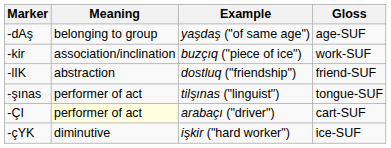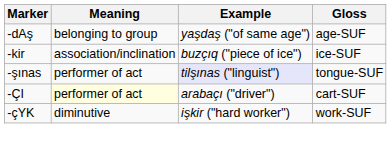(343, 53) work-SUF -> (338, 53) ice-SUF
- row: (17, 73)
(230, 93) no background -> (230, 73) lavender background
(338, 133) ice-SUF -> (343, 113) work-SUF
